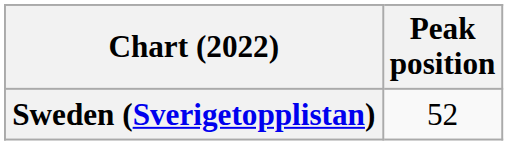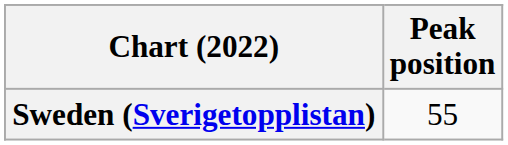(443, 113) 52 -> (443, 113) 55
